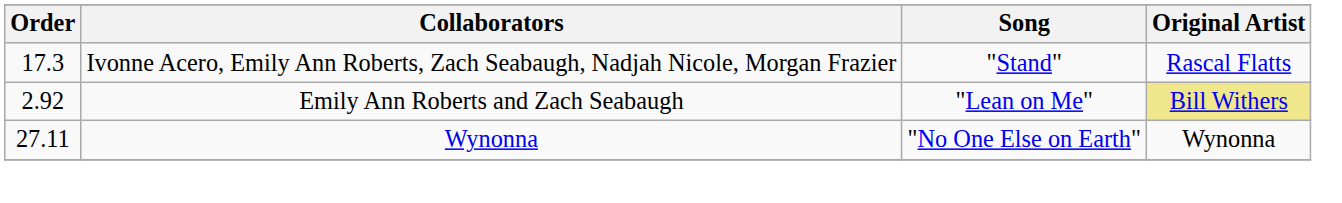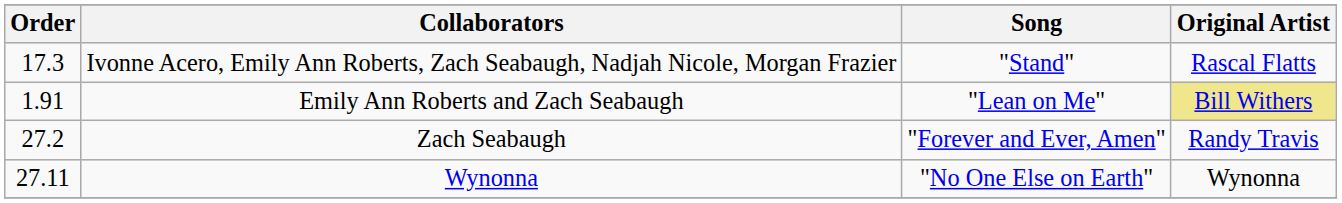(43, 100) 2.92 -> (43, 100) 1.91
+ row: (491, 139)
